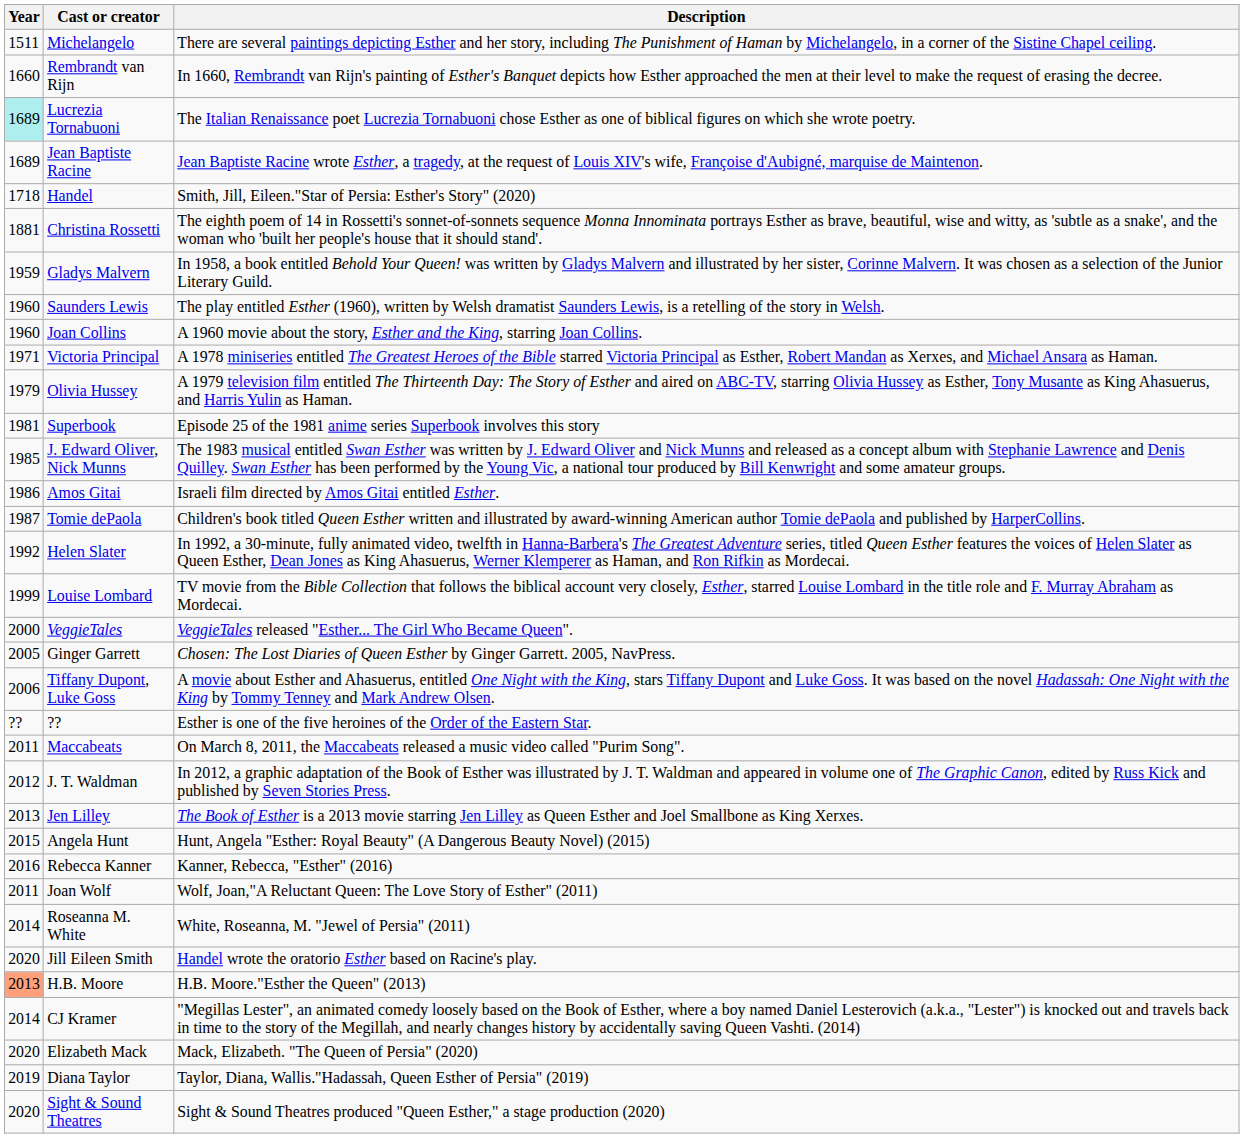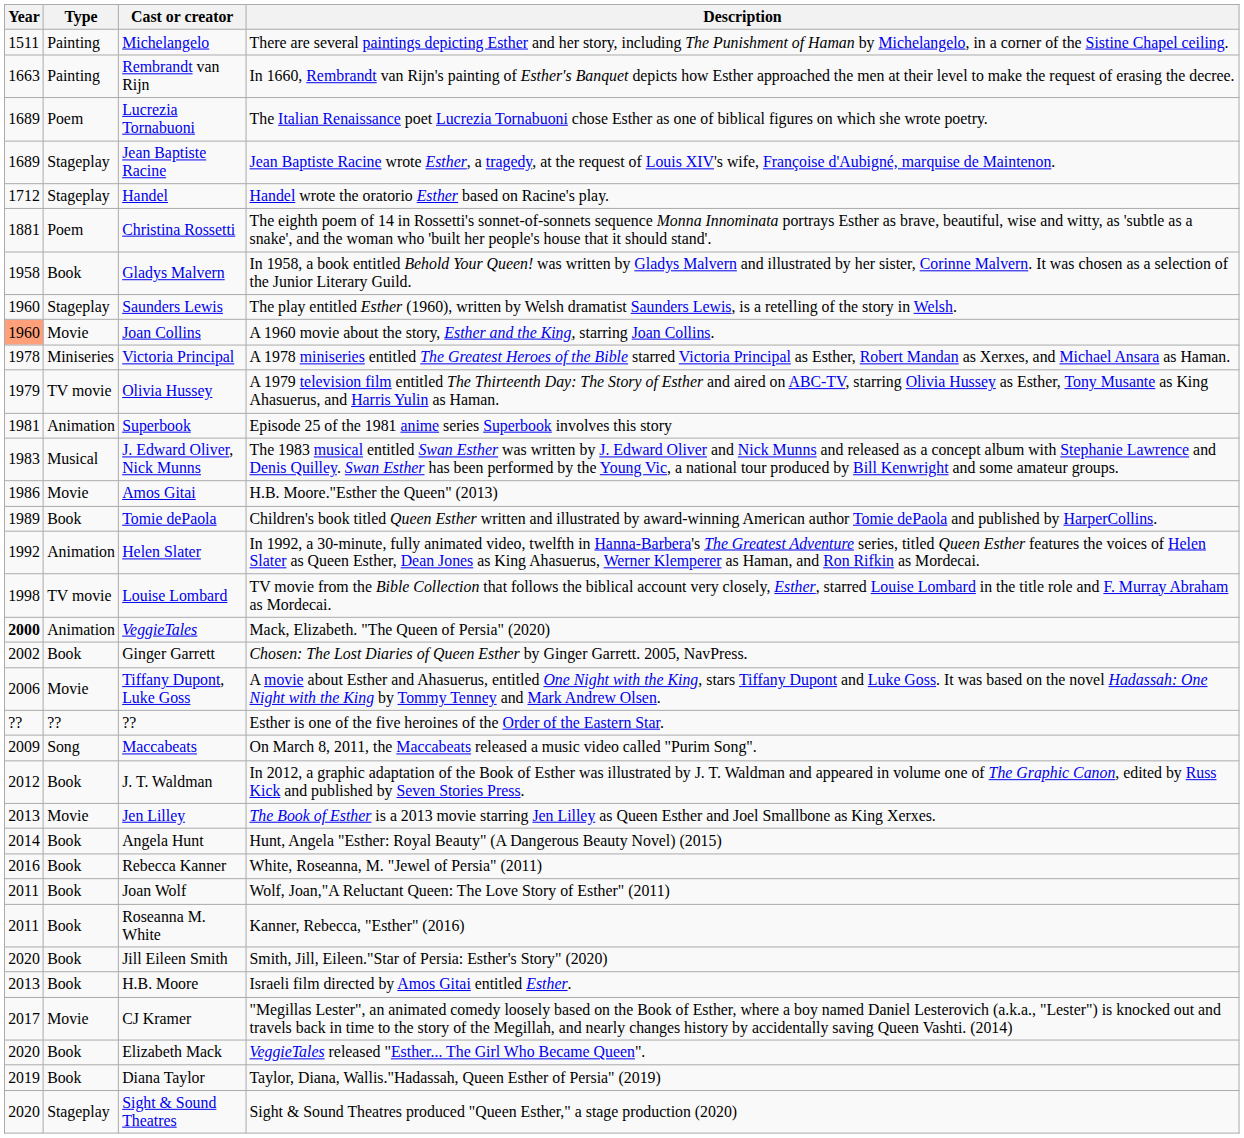+ column: (81, 17)
(24, 76) 1660 -> (24, 76) 1663
(24, 119) paleturquoise background -> (24, 119) no background
(24, 196) 1718 -> (24, 196) 1712
(356, 196) Smith, Jill, Eileen."Star of Persia: Esther's Story" (2020) -> (429, 196) Handel wrote the oratorio Esther based on Racine's play.
(24, 273) 1959 -> (24, 273) 1958
(24, 332) no background -> (24, 332) lightsalmon background
(24, 357) 1971 -> (24, 357) 1978
(24, 459) 1985 -> (24, 459) 1983
(338, 493) Israeli film directed by Amos Gitai entitled Esther. -> (374, 493) H.B. Moore."Esther the Queen" (2013)
(24, 518) 1987 -> (24, 518) 1989
(24, 595) 1999 -> (24, 595) 1998
(24, 629) normal -> (24, 629) bold
(375, 629) VeggieTales released "Esther... The Girl Who Became Queen". -> (400, 629) Mack, Elizabeth. "The Queen of Persia" (2020)
(24, 654) 2005 -> (24, 654) 2002
(24, 747) 2011 -> (24, 747) 2009
(24, 841) 2015 -> (24, 841) 2014
(285, 866) Kanner, Rebecca, "Esther" (2016) -> (396, 866) White, Roseanna, M. "Jewel of Persia" (2011)
(24, 925) 2014 -> (24, 925) 2011
(323, 925) White, Roseanna, M. "Jewel of Persia" (2011) -> (357, 925) Kanner, Rebecca, "Esther" (2016)
(357, 959) Handel wrote the oratorio Esther based on Racine's play. -> (429, 959) Smith, Jill, Eileen."Star of Persia: Esther's Story" (2020)
(24, 984) lightsalmon background -> (24, 984) no background
(301, 984) H.B. Moore."Esther the Queen" (2013) -> (411, 984) Israeli film directed by Amos Gitai entitled Esther.
(24, 1018) 2014 -> (24, 1018) 2017
(328, 1052) Mack, Elizabeth. "The Queen of Persia" (2020) -> (447, 1052) VeggieTales released "Esther... The Girl Who Became Queen".
